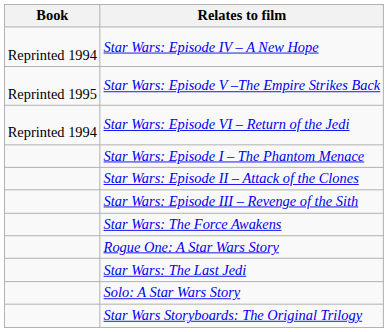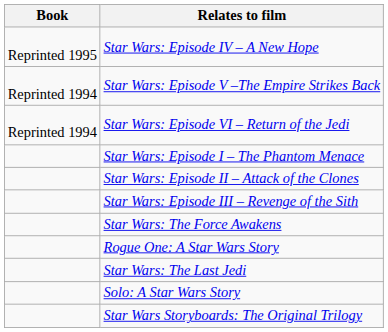(52, 54) Reprinted 1994 -> (52, 54) Reprinted 1995
(52, 93) Reprinted 1995 -> (52, 93) Reprinted 1994
